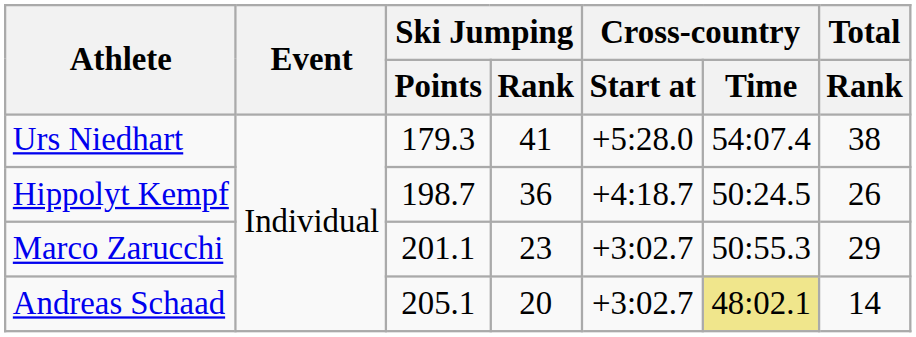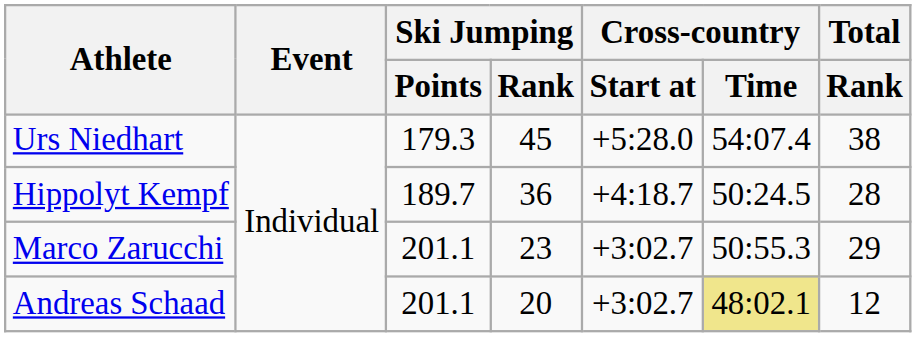(536, 140) 41 -> (536, 140) 45
(438, 194) 198.7 -> (438, 194) 189.7
(865, 194) 26 -> (865, 194) 28
(438, 302) 205.1 -> (438, 302) 201.1
(865, 302) 14 -> (865, 302) 12
